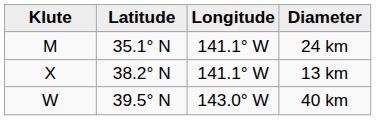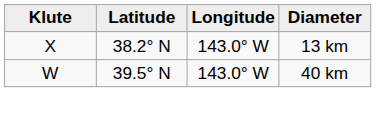- row: (325, 45)
(233, 73) 141.1° W -> (233, 45) 143.0° W
